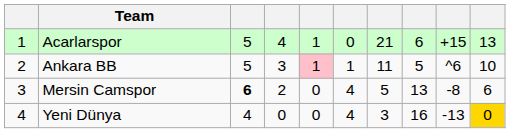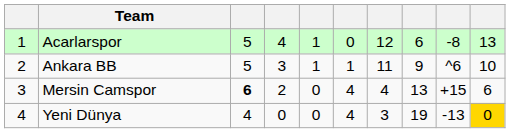(385, 41) 21 -> (385, 41) 12
(453, 41) +15 -> (453, 41) -8
(316, 66) pink background -> (316, 66) no background
(419, 66) 5 -> (419, 66) 9
(385, 90) 5 -> (385, 90) 4
(453, 90) -8 -> (453, 90) +15
(419, 115) 16 -> (419, 115) 19
